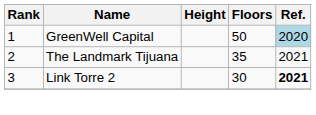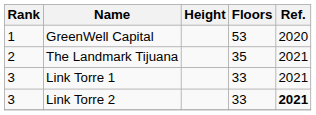(239, 36) 50 -> (239, 36) 53
(293, 36) lightblue background -> (293, 36) no background
+ row: (81, 78)
(239, 78) 30 -> (239, 99) 33
